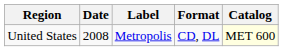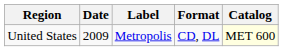(96, 35) 2008 -> (96, 35) 2009
